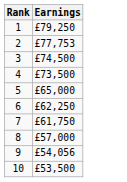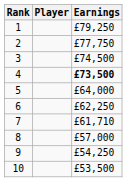+ column: (52, 12)
(55, 44) £77,753 -> (94, 44) £77,750
(55, 75) normal -> (94, 75) bold
(55, 91) £65,000 -> (94, 91) £64,000
(55, 122) £61,750 -> (94, 122) £61,710
(55, 153) £54,056 -> (94, 153) £54,250
